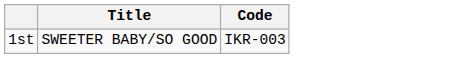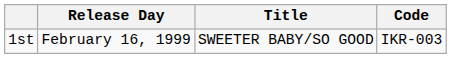+ column: (116, 17)
